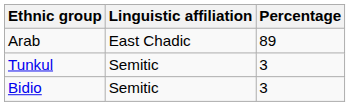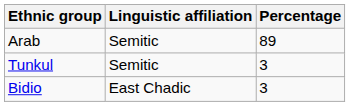(150, 40) East Chadic -> (134, 40) Semitic
(134, 88) Semitic -> (150, 88) East Chadic
